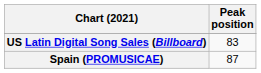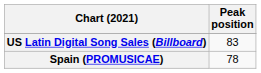(233, 59) 87 -> (233, 59) 78
